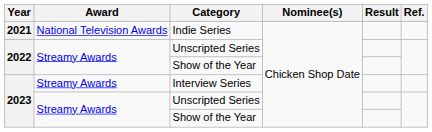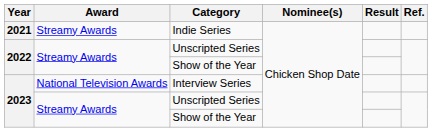(102, 30) National Television Awards -> (77, 30) Streamy Awards
(77, 83) Streamy Awards -> (102, 83) National Television Awards
